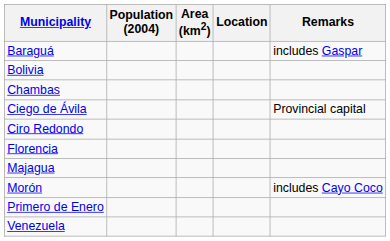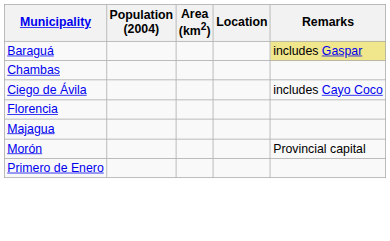(318, 51) no background -> (318, 51) khaki background
- row: (25, 70)
(319, 109) Provincial capital -> (328, 90) includes Cayo Coco
- row: (45, 129)
(328, 187) includes Cayo Coco -> (319, 148) Provincial capital
- row: (36, 226)
